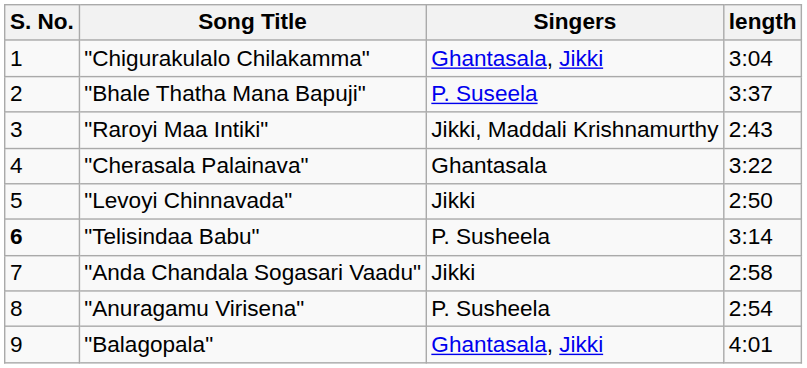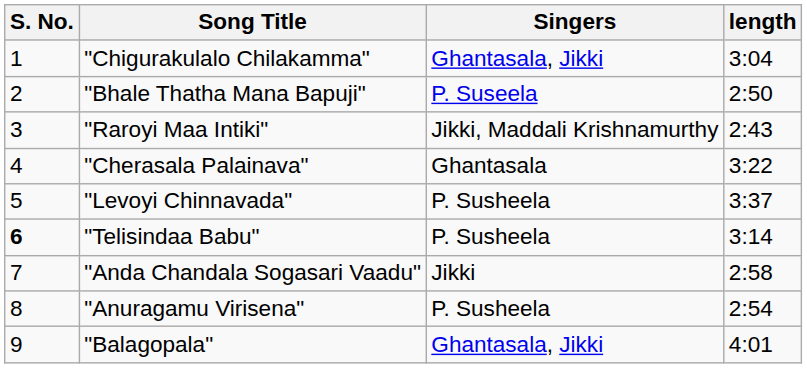(751, 93) 3:37 -> (751, 93) 2:50
(453, 201) Jikki -> (491, 201) P. Susheela
(751, 201) 2:50 -> (751, 201) 3:37
